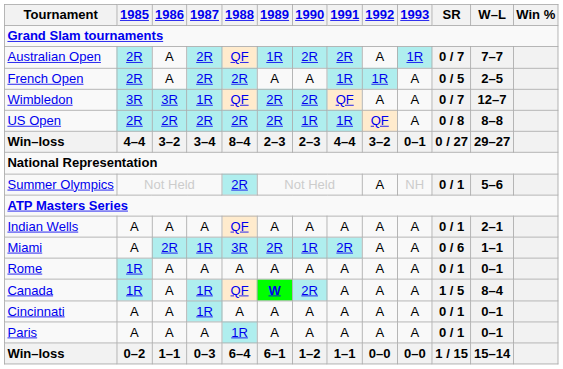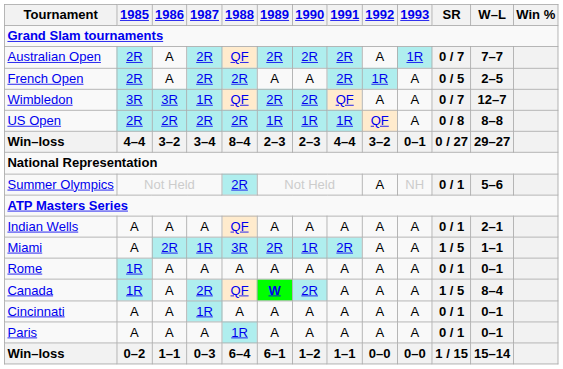(275, 56) 1R -> (275, 56) 2R
(345, 78) 1R -> (345, 78) 2R
(275, 120) 2R -> (275, 120) 1R
(452, 247) 0 / 6 -> (452, 247) 1 / 5
(205, 289) 1R -> (205, 289) 2R
